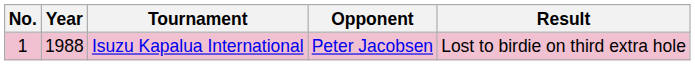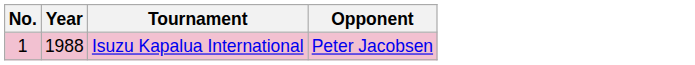- column: (564, 19)
